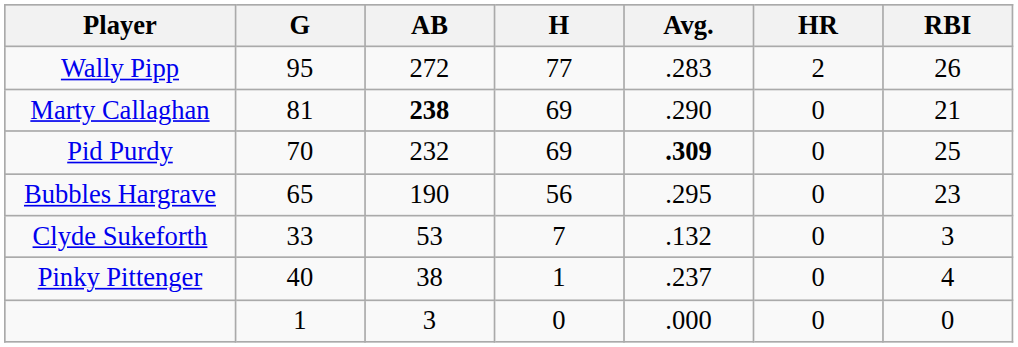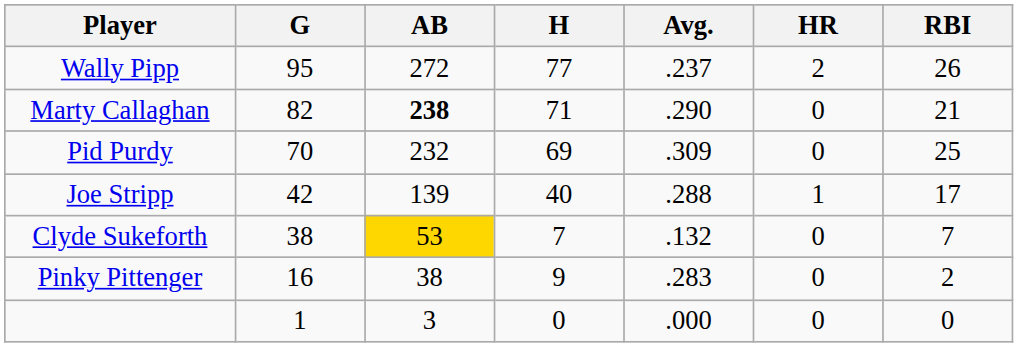(688, 67) .283 -> (688, 67) .237
(300, 109) 81 -> (300, 109) 82
(559, 109) 69 -> (559, 109) 71
(688, 151) bold -> (688, 151) normal
- row: (120, 194)
+ row: (120, 194)
(300, 236) 33 -> (300, 236) 38
(429, 236) no background -> (429, 236) gold background
(948, 236) 3 -> (948, 236) 7
(300, 278) 40 -> (300, 278) 16
(559, 278) 1 -> (559, 278) 9
(688, 278) .237 -> (688, 278) .283
(948, 278) 4 -> (948, 278) 2
